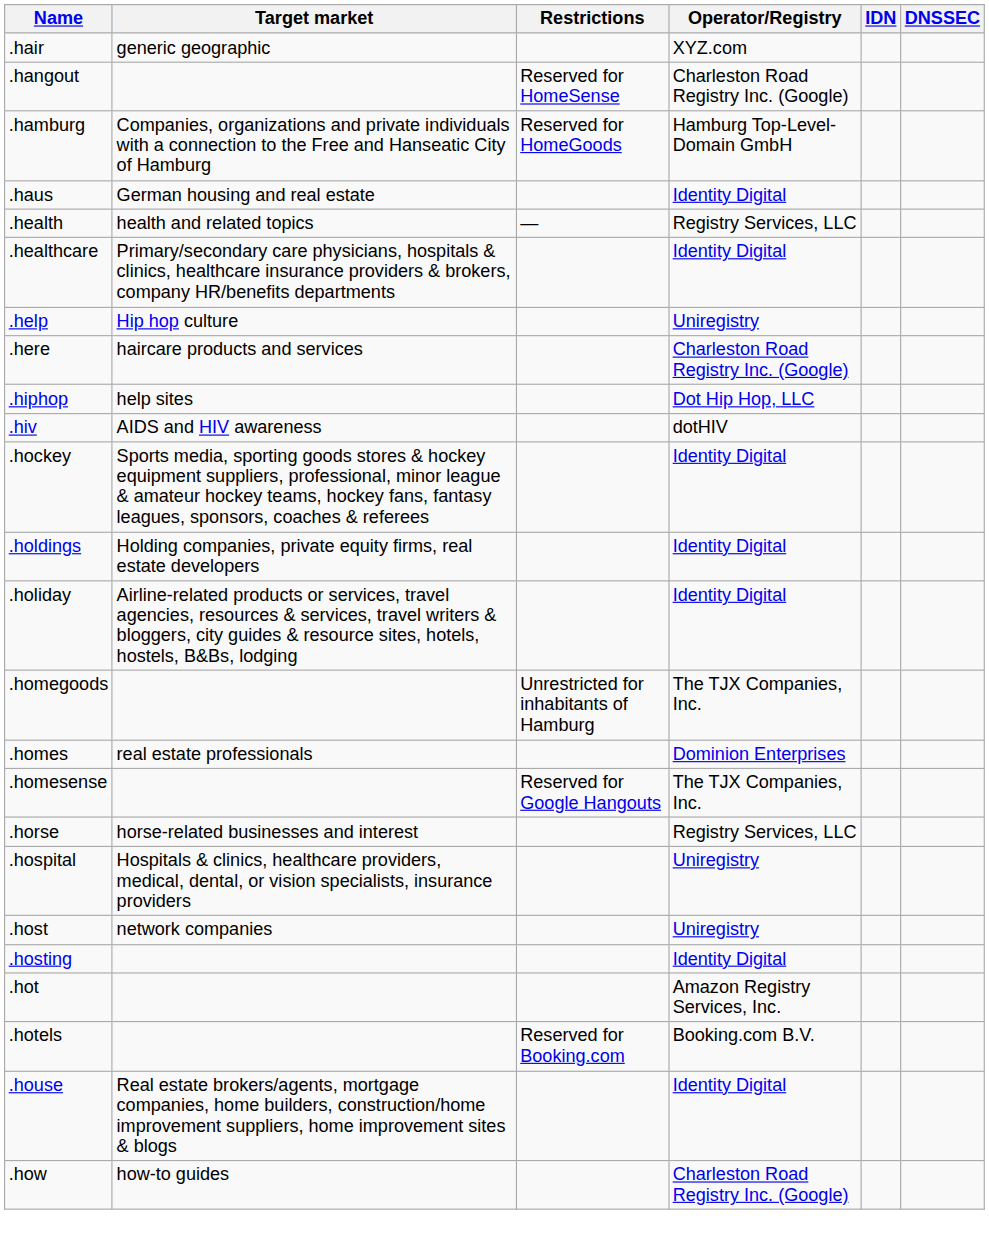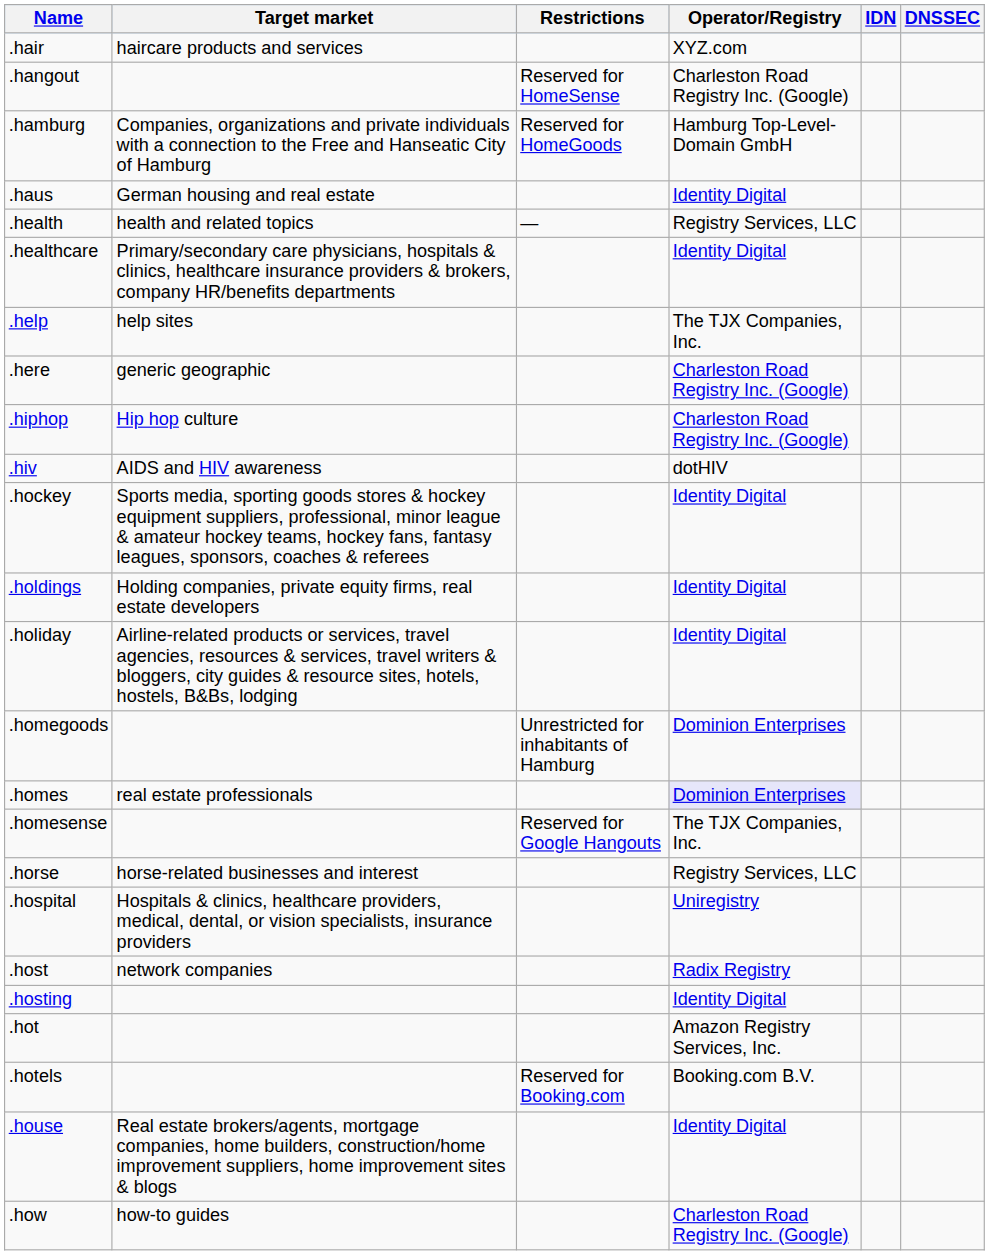(193, 47) generic geographic -> (240, 47) haircare products and services
(177, 321) Hip hop culture -> (155, 321) help sites
(716, 321) Uniregistry -> (757, 331) The TJX Companies, Inc.
(240, 349) haircare products and services -> (193, 370) generic geographic
(155, 398) help sites -> (177, 419) Hip hop culture
(744, 398) Dot Hip Hop, LLC -> (761, 429) Charleston Road Registry Inc. (Google)
(757, 694) The TJX Companies, Inc. -> (759, 725) Dominion Enterprises
(759, 754) no background -> (759, 794) lavender background
(716, 929) Uniregistry -> (731, 970) Radix Registry
